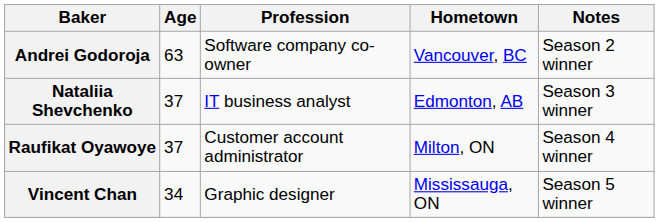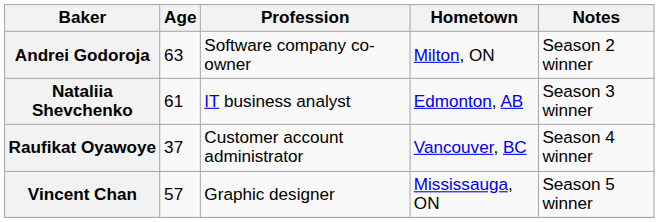(470, 54) Vancouver, BC -> (454, 54) Milton, ON
(174, 101) 37 -> (174, 101) 61
(454, 147) Milton, ON -> (470, 147) Vancouver, BC
(174, 194) 34 -> (174, 194) 57
